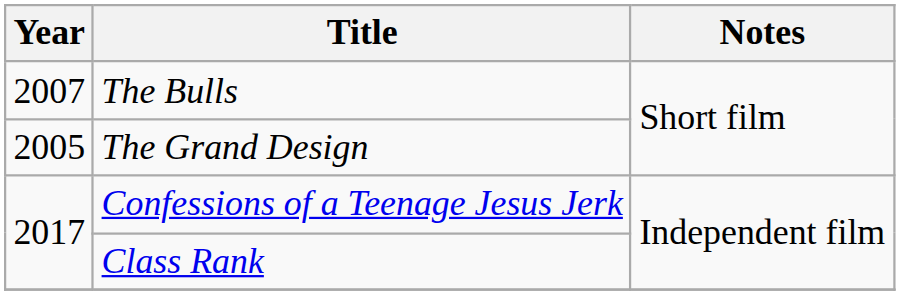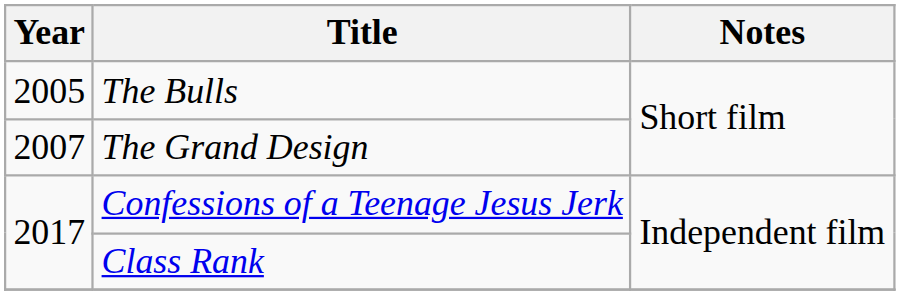(49, 89) 2007 -> (49, 89) 2005
(49, 146) 2005 -> (49, 146) 2007
